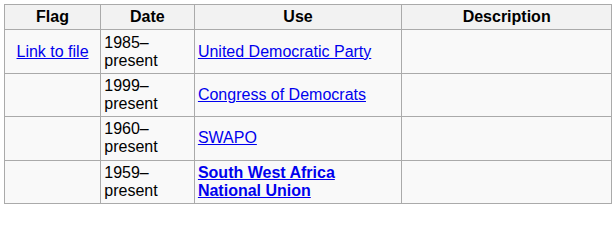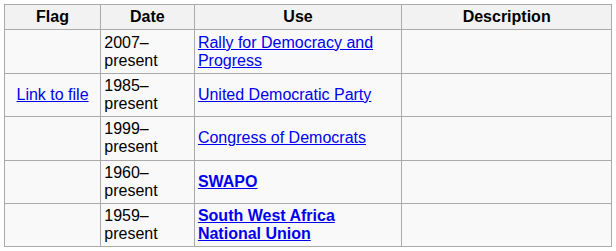+ row: (131, 51)
(227, 138) normal -> (228, 181) bold
